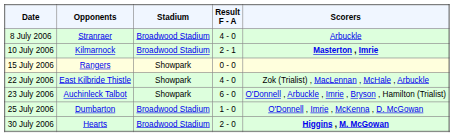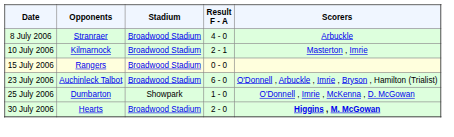(346, 51) bold -> (337, 51) normal
(173, 65) Showpark -> (164, 65) Broadwood Stadium
- row: (31, 80)
(173, 95) Showpark -> (164, 80) Broadwood Stadium
(173, 109) Broadwood Stadium -> (164, 95) Showpark
